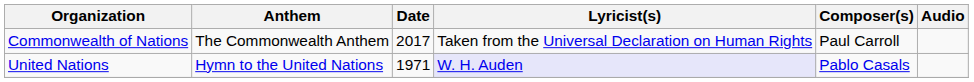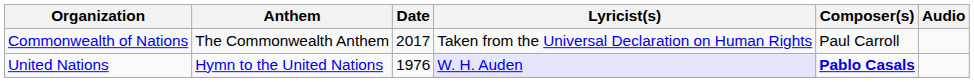(413, 65) 1971 -> (413, 65) 1976
(864, 65) normal -> (867, 65) bold
